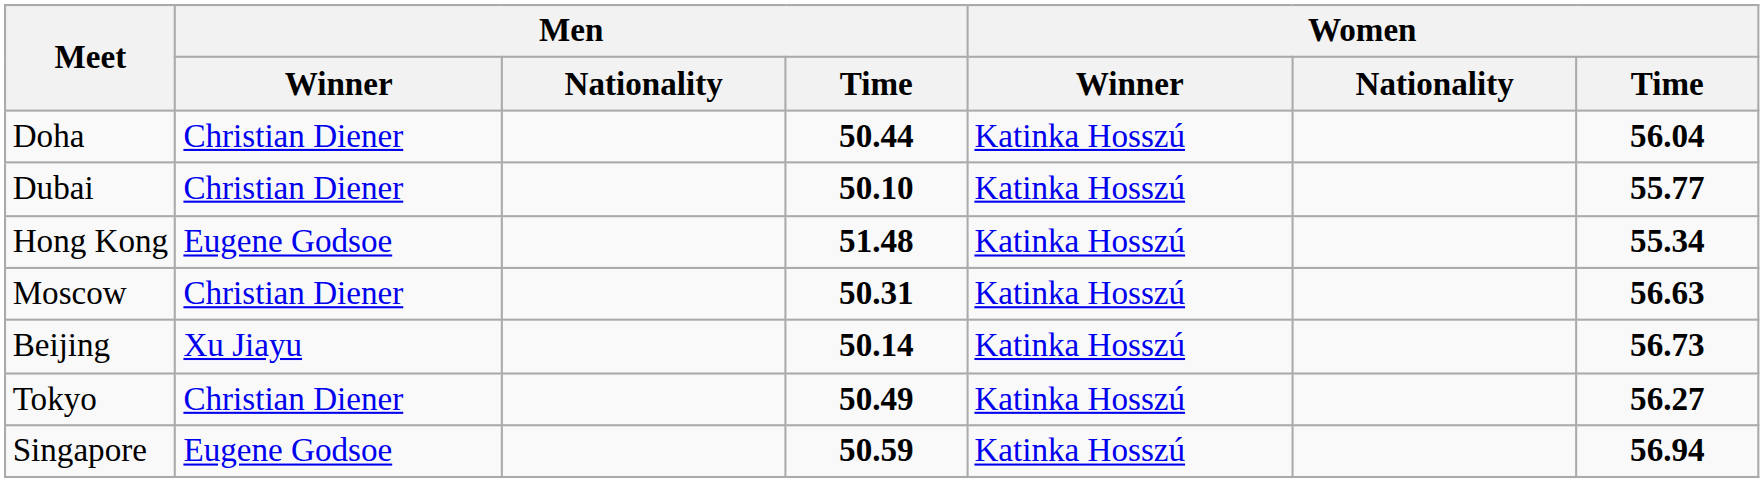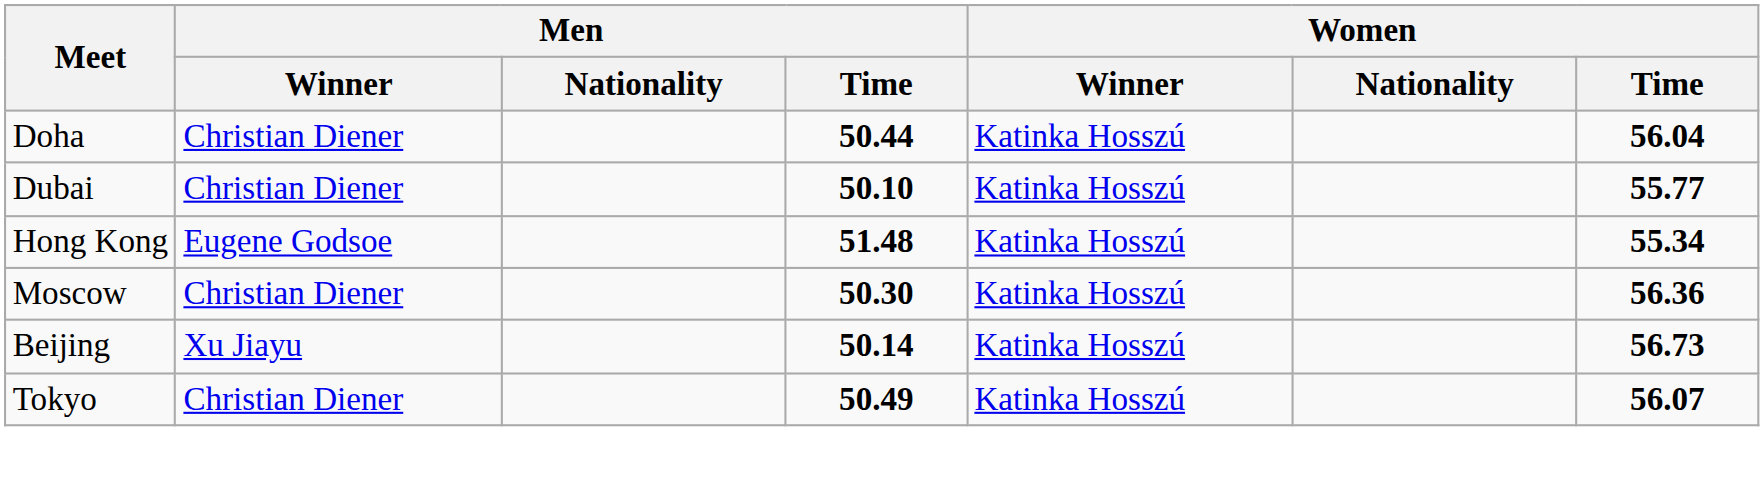(876, 293) 50.31 -> (876, 293) 50.30
(1667, 293) 56.63 -> (1667, 293) 56.36
(1667, 398) 56.27 -> (1667, 398) 56.07
- row: (80, 450)
